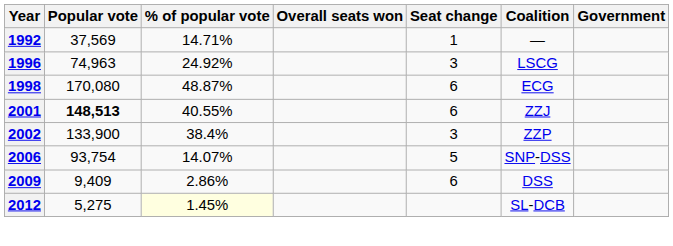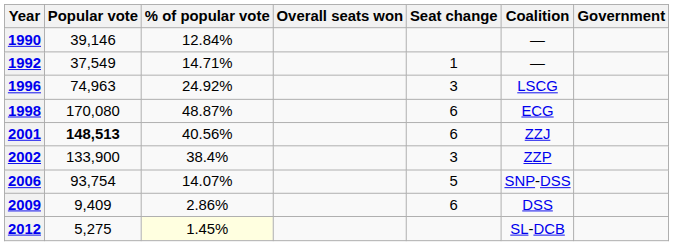+ row: (24, 39)
(93, 39) 37,569 -> (93, 63) 37,549
(207, 110) 40.55% -> (207, 134) 40.56%
